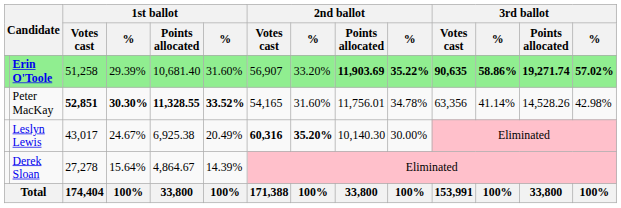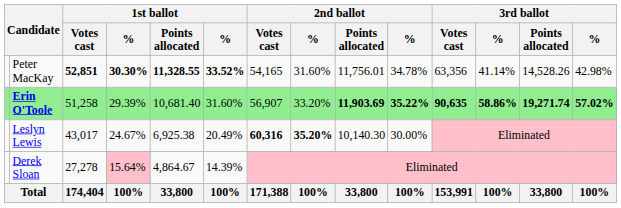rows swapped: (32, 71) <-> (33, 103)
(127, 167) no background -> (127, 167) pink background
